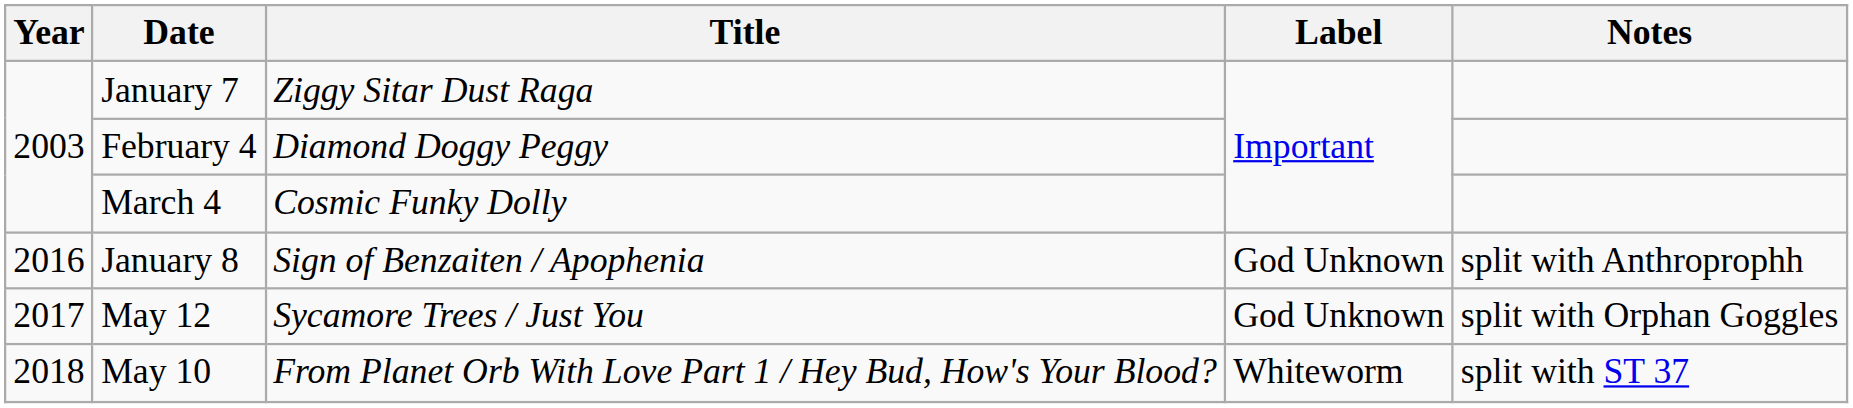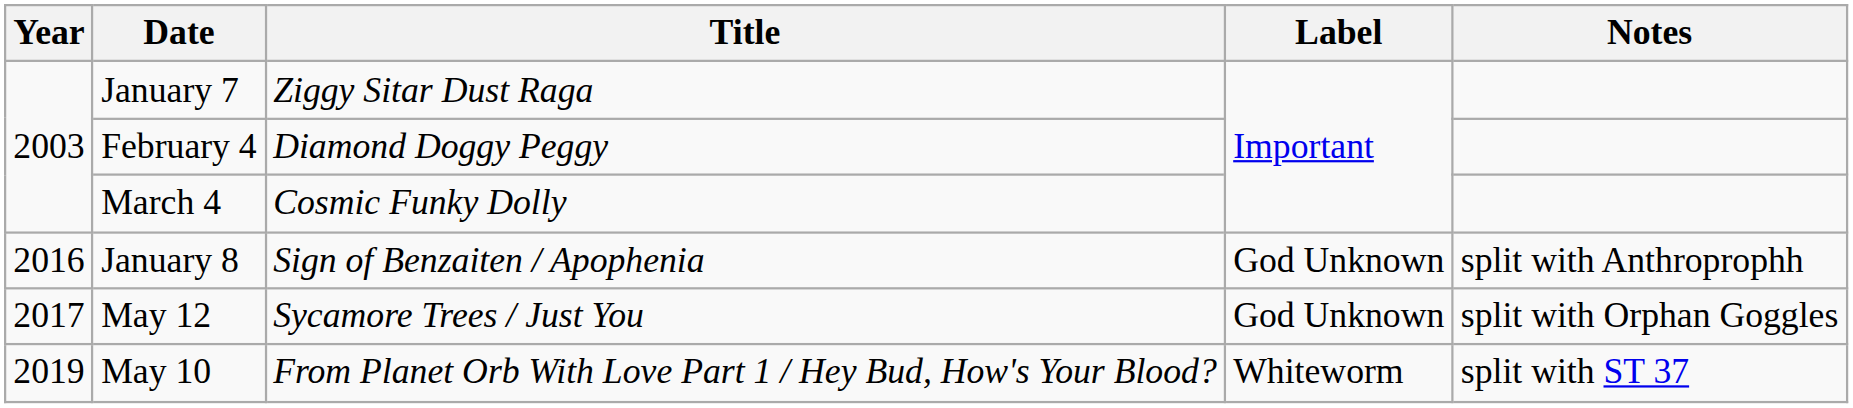(49, 372) 2018 -> (49, 372) 2019
